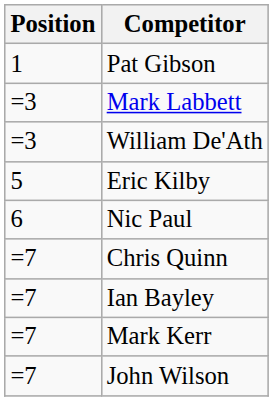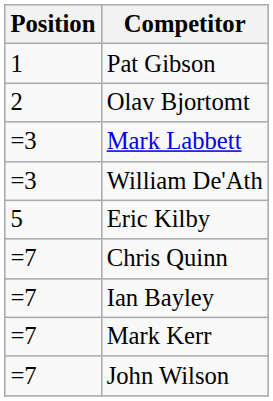+ row: (178, 102)
- row: (149, 219)
